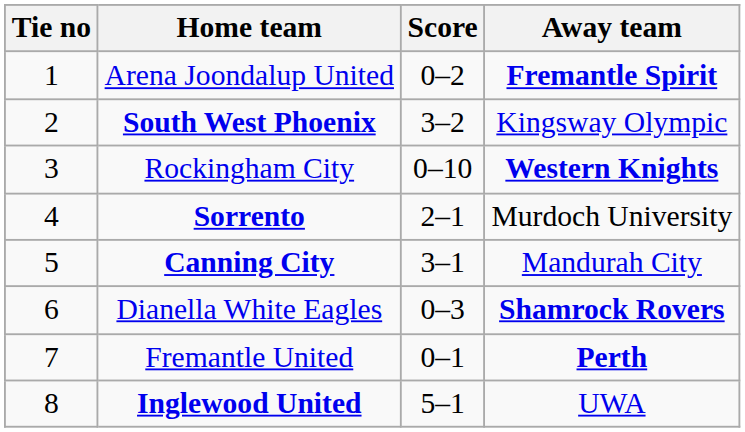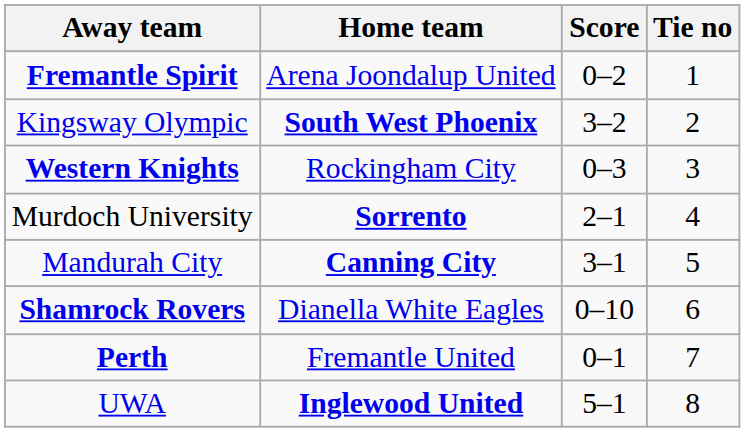columns swapped: (51, 27) <-> (612, 27)
(443, 168) 0–10 -> (604, 168) 0–3
(443, 309) 0–3 -> (604, 309) 0–10
